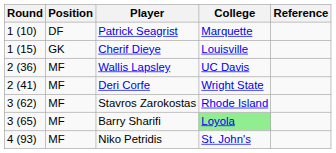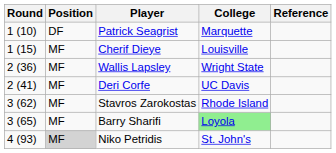(56, 49) GK -> (56, 49) MF
(225, 67) UC Davis -> (232, 67) Wright State
(232, 85) Wright State -> (225, 85) UC Davis
(56, 139) no background -> (56, 139) lightgrey background
